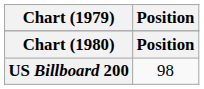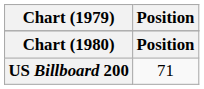(166, 71) 98 -> (166, 71) 71
